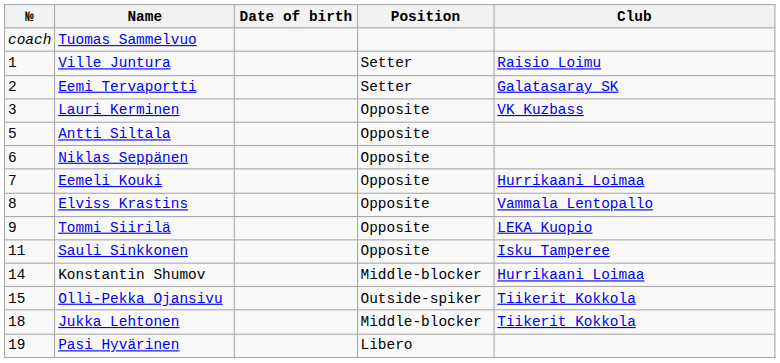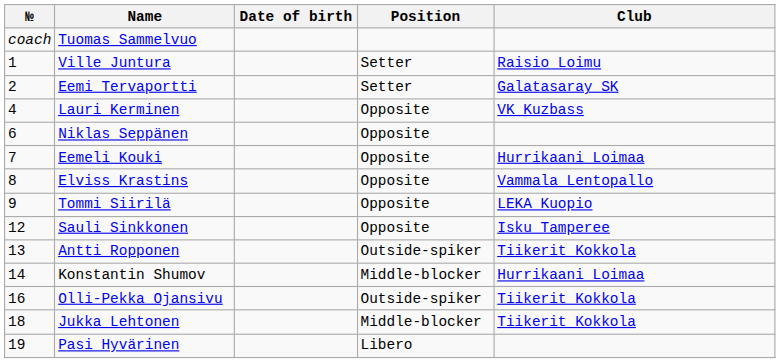(12, 110) 3 -> (12, 110) 4
- row: (114, 134)
(17, 251) 11 -> (17, 228) 12
+ row: (119, 251)
(17, 299) 15 -> (17, 299) 16
